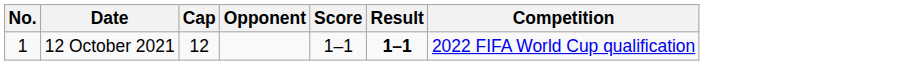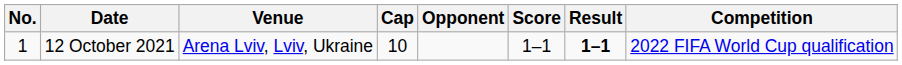+ column: (278, 18)
(199, 45) 12 -> (397, 45) 10
